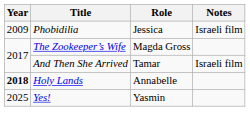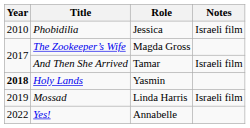(18, 30) 2009 -> (18, 30) 2010
(155, 81) Annabelle -> (149, 81) Yasmin
+ row: (50, 98)
(18, 98) 2025 -> (18, 115) 2022
(149, 98) Yasmin -> (155, 115) Annabelle
